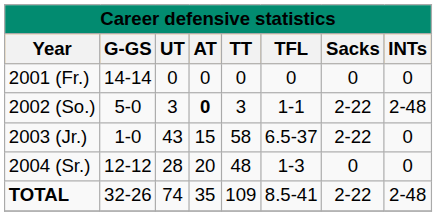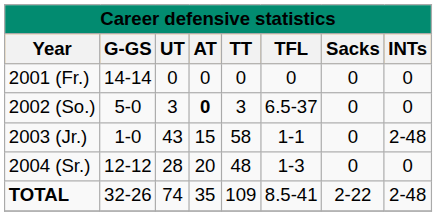(291, 107) 1-1 -> (291, 107) 6.5-37
(353, 107) 2-22 -> (353, 107) 0
(408, 107) 2-48 -> (408, 107) 0
(291, 136) 6.5-37 -> (291, 136) 1-1
(353, 136) 2-22 -> (353, 136) 0
(408, 136) 0 -> (408, 136) 2-48
